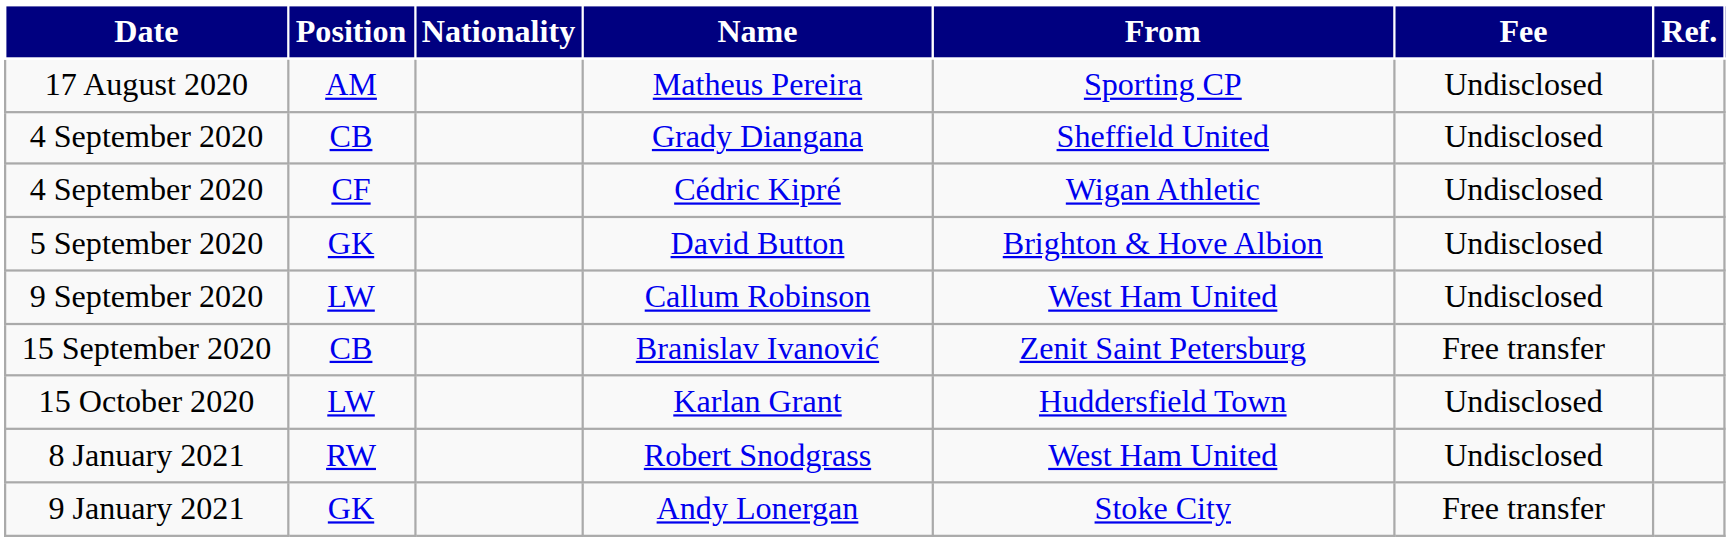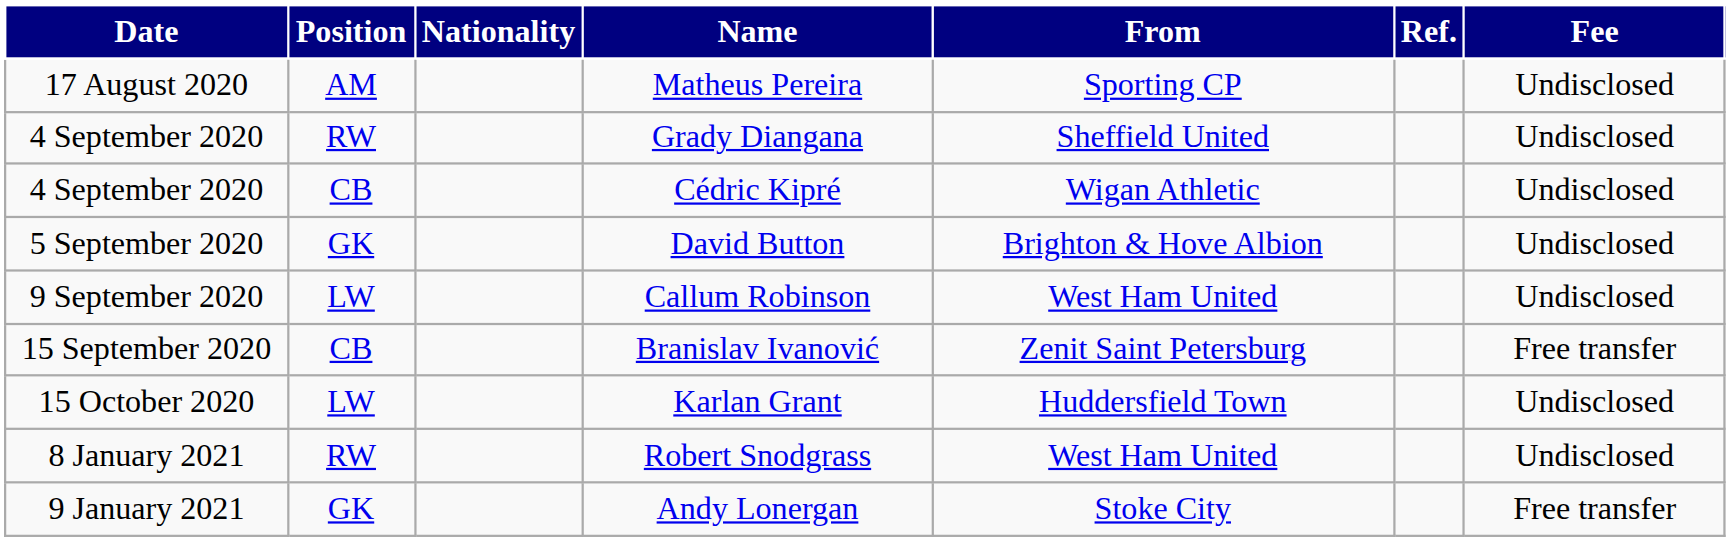columns swapped: (1523, 31) <-> (1689, 31)
(351, 137) CB -> (351, 137) RW
(351, 190) CF -> (351, 190) CB
